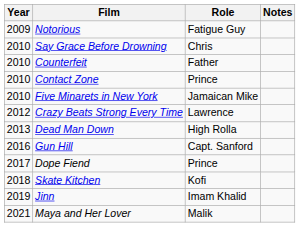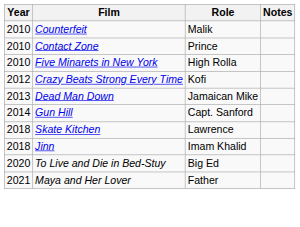- row: (58, 29)
- row: (101, 46)
(203, 63) Father -> (200, 29) Malik
(223, 96) Jamaican Mike -> (212, 63) High Rolla
(211, 113) Lawrence -> (197, 79) Kofi
(212, 130) High Rolla -> (223, 96) Jamaican Mike
(19, 146) 2016 -> (19, 113) 2014
- row: (62, 163)
(197, 180) Kofi -> (211, 130) Lawrence
(19, 197) 2019 -> (19, 146) 2018
+ row: (100, 163)
(200, 213) Malik -> (203, 180) Father
